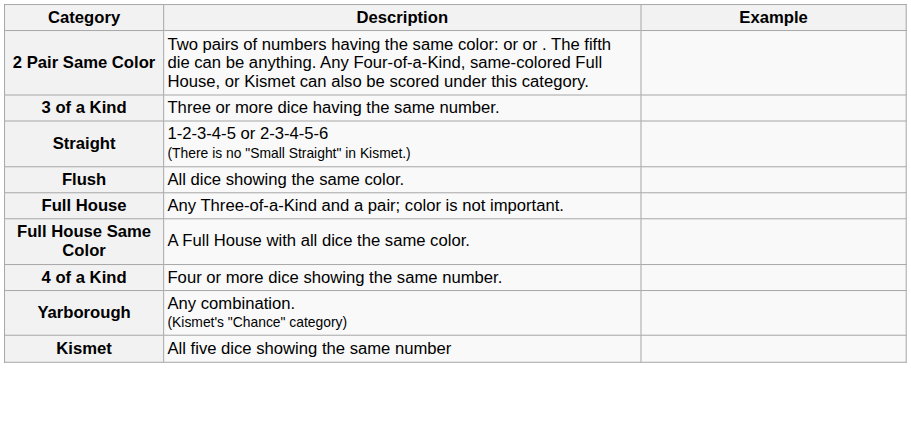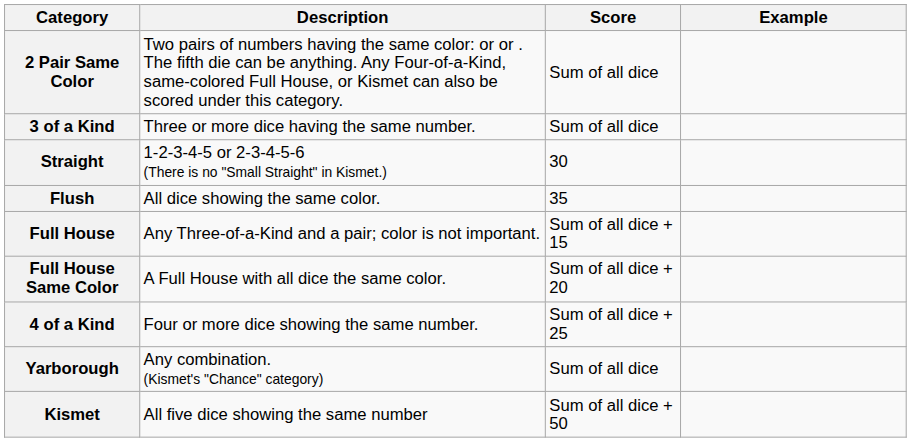+ column: (613, 17)
